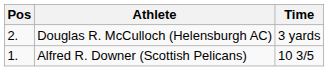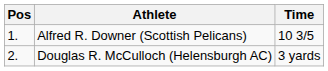rows swapped: (142, 55) <-> (155, 35)
